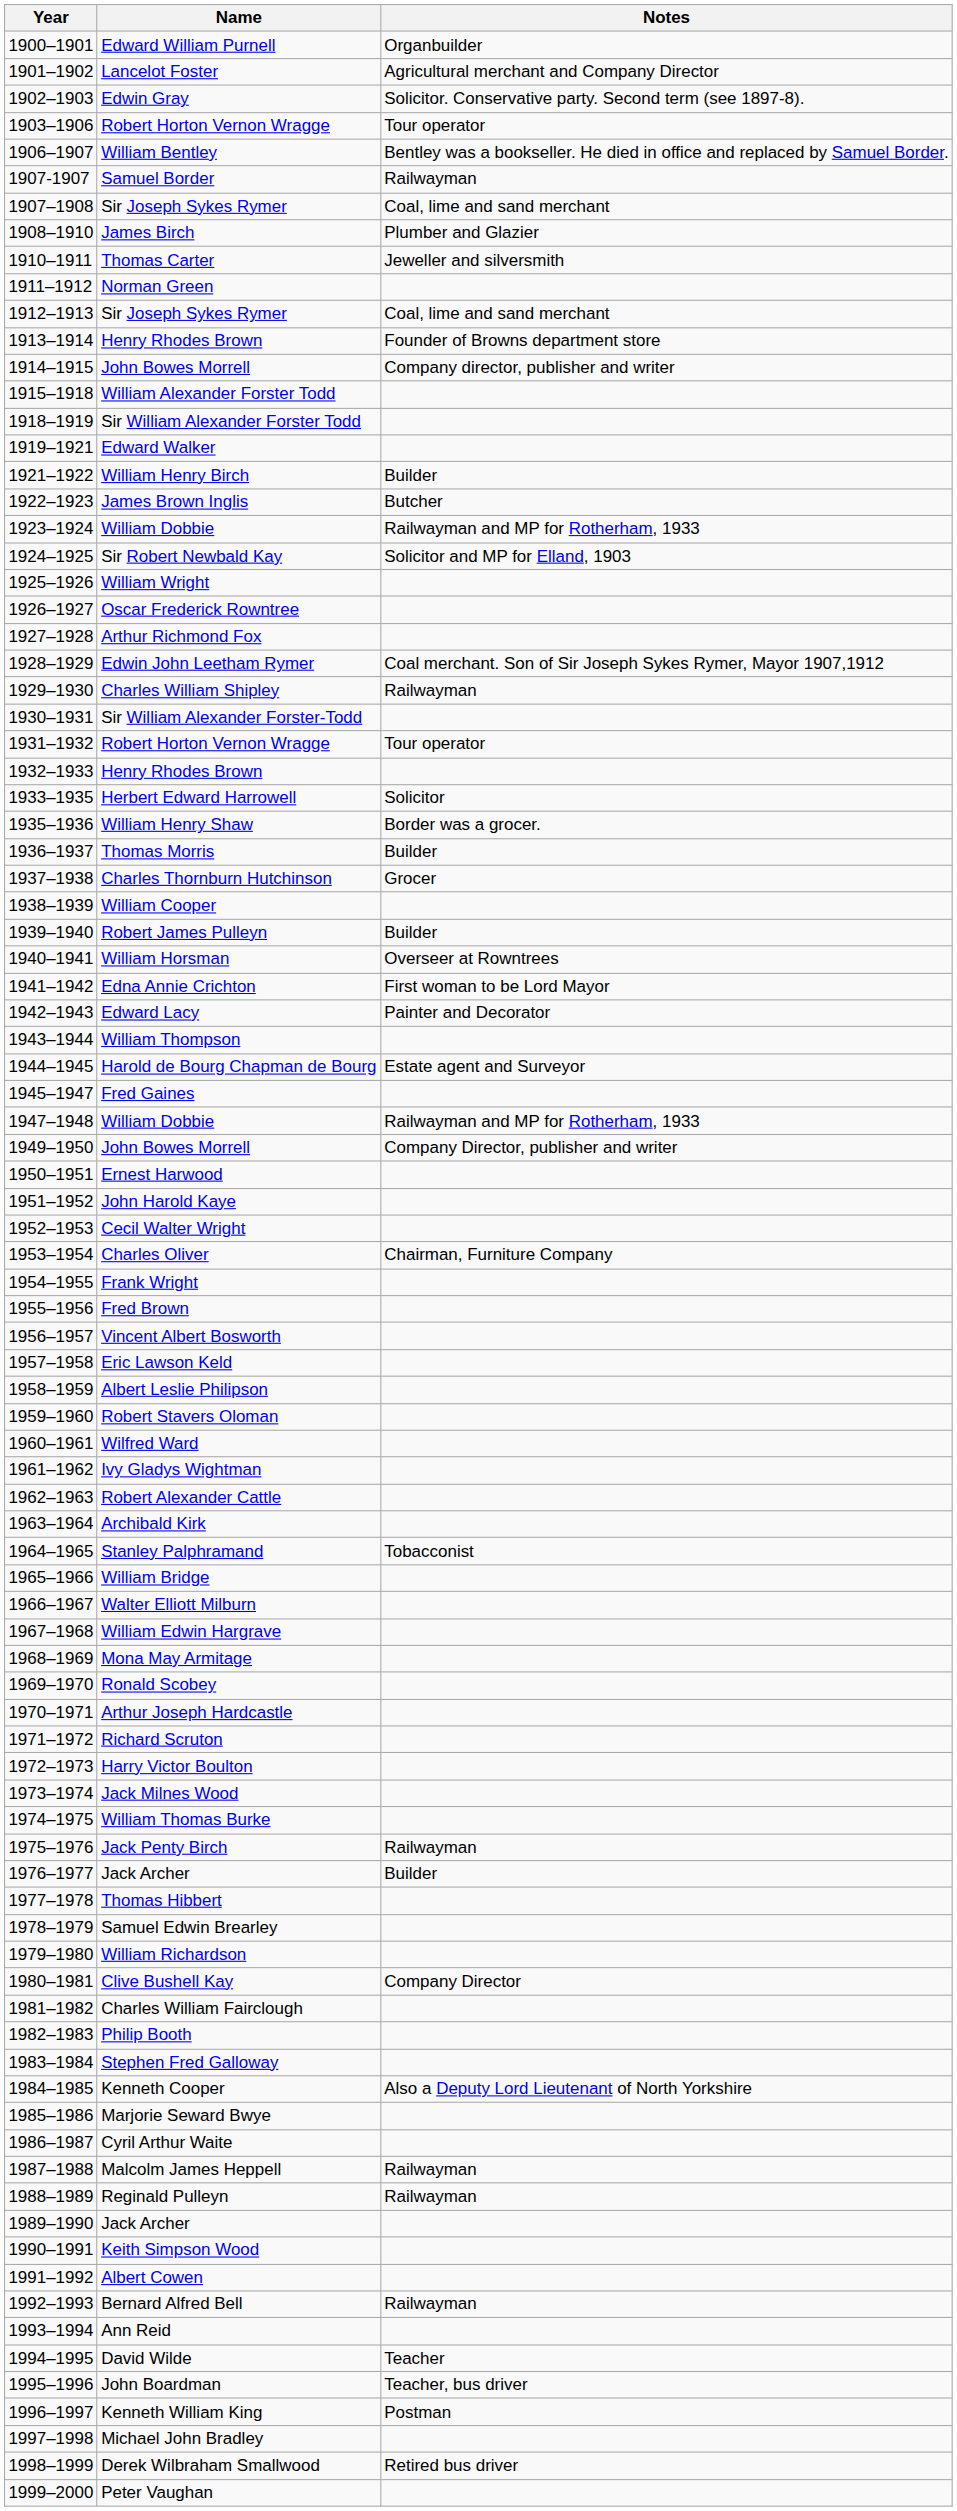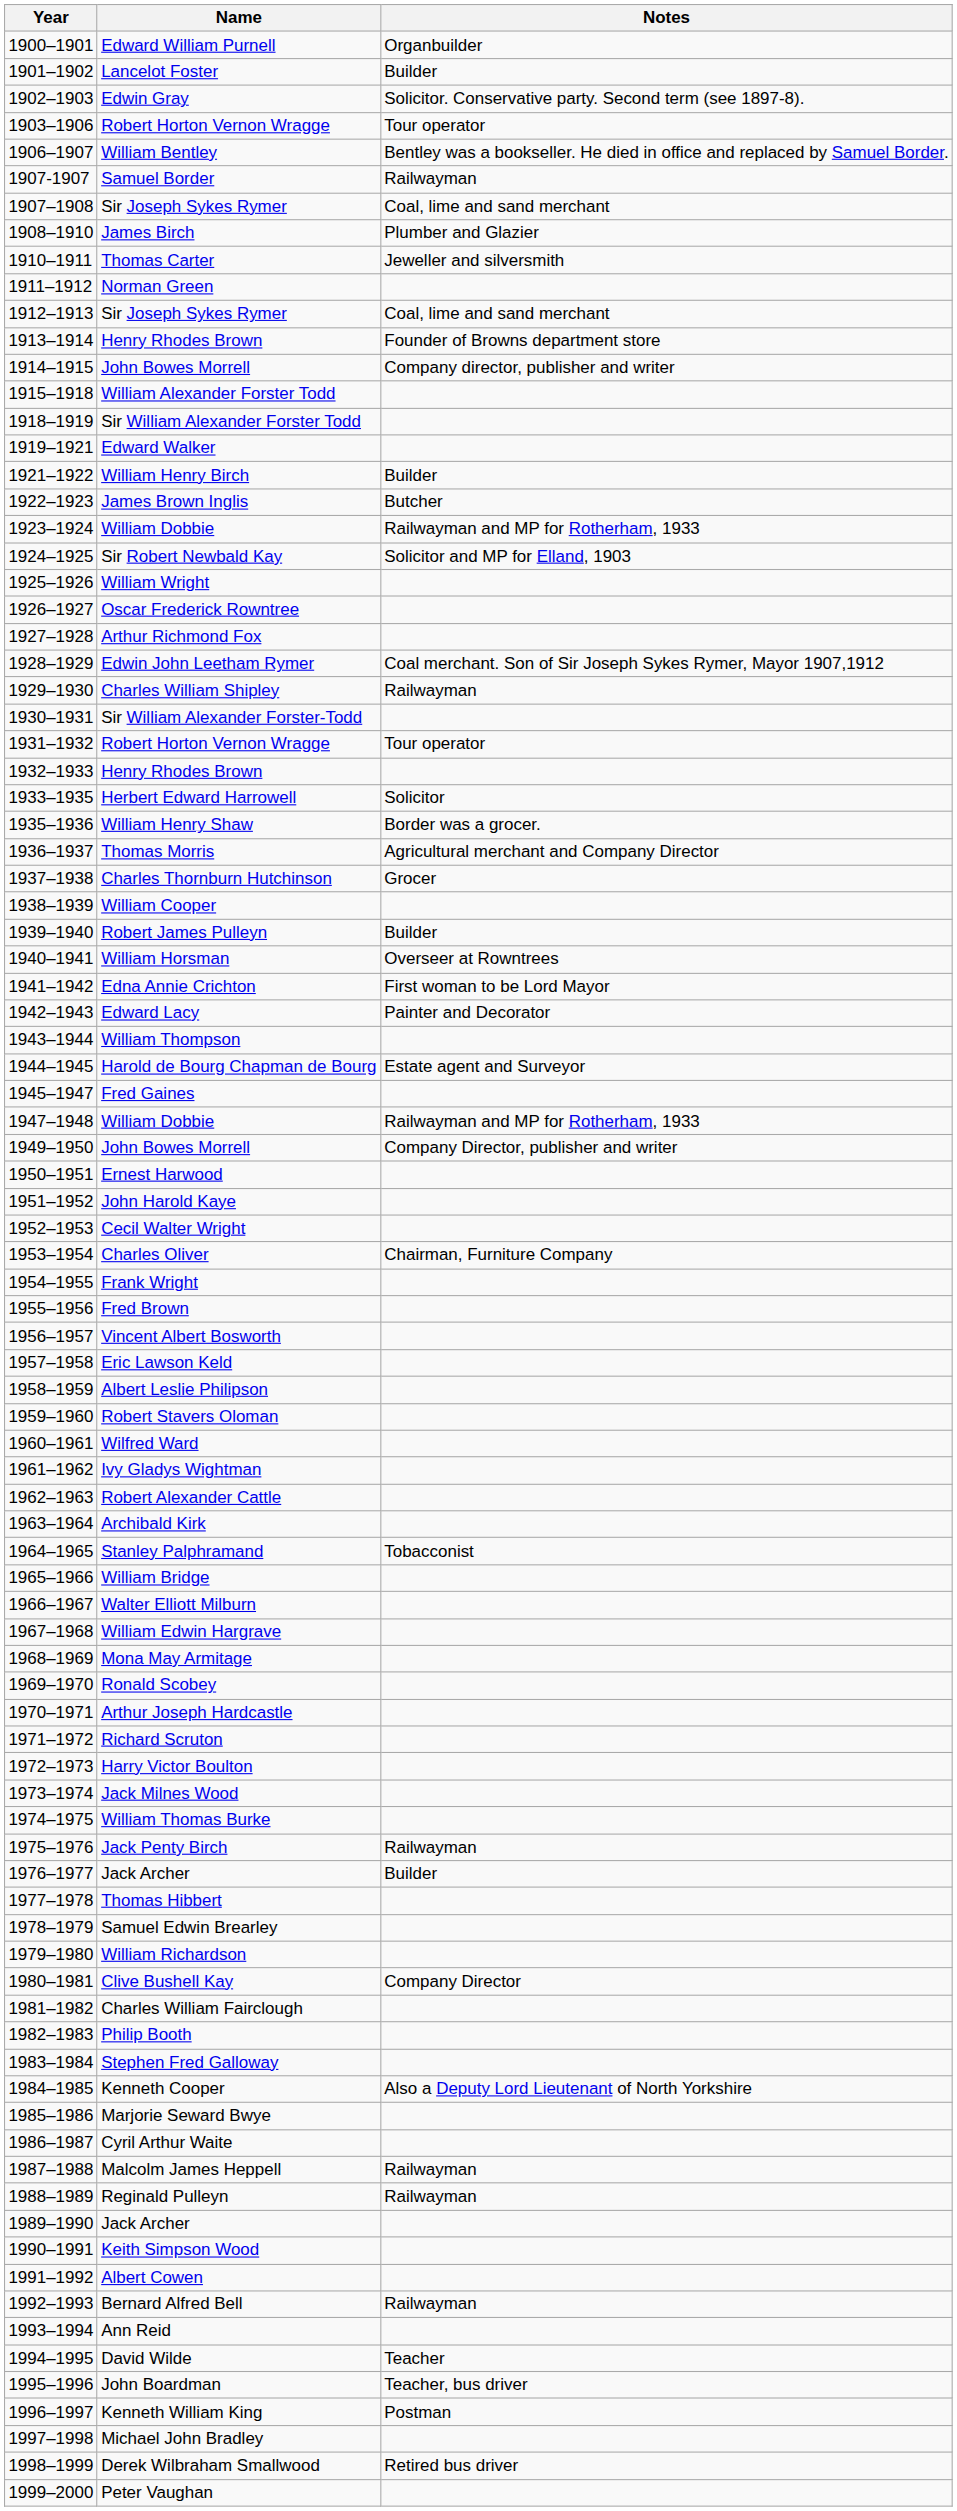(552, 71) Agricultural merchant and Company Director -> (411, 71) Builder
(411, 851) Builder -> (552, 851) Agricultural merchant and Company Director
